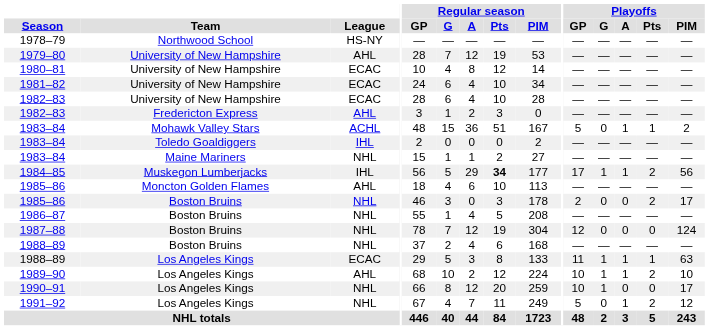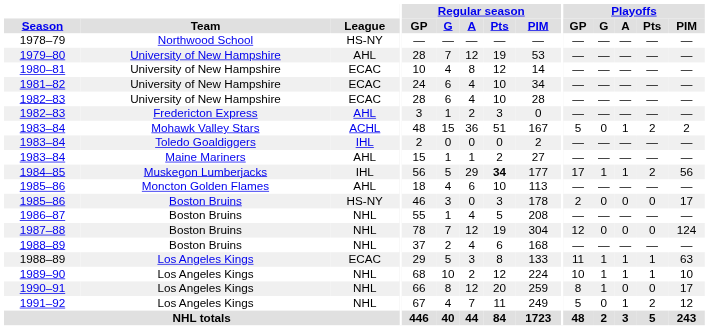(652, 128) 1 -> (652, 128) 2
(365, 157) NHL -> (365, 157) AHL
(365, 201) NHL -> (365, 201) HS-NY
(652, 201) 2 -> (652, 201) 0
(365, 274) AHL -> (365, 274) NHL
(652, 274) 2 -> (652, 274) 1
(578, 288) 10 -> (578, 288) 8
